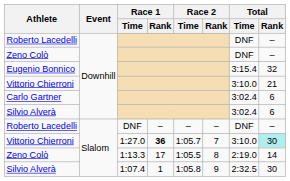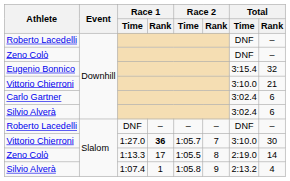(272, 141) paleturquoise background -> (272, 141) no background
(244, 170) 2:32.5 -> (244, 170) 2:13.2
(272, 170) 30 -> (272, 170) 4
